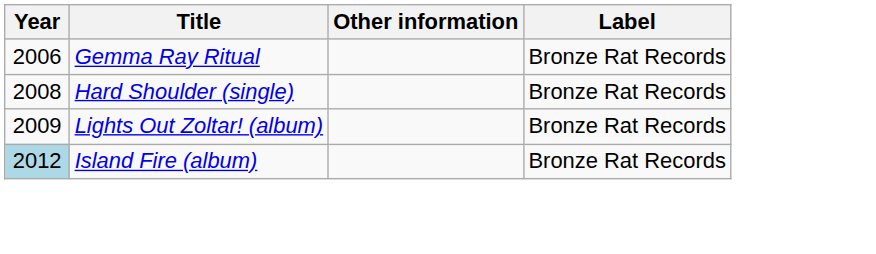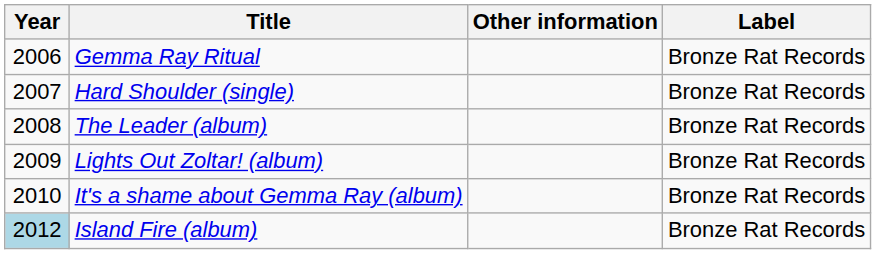(37, 91) 2008 -> (37, 91) 2007
+ row: (171, 126)
+ row: (269, 195)
